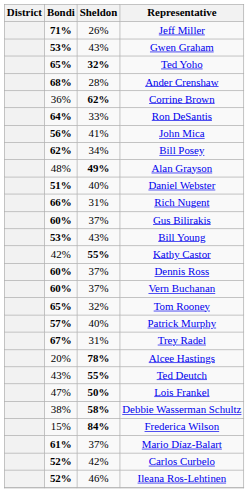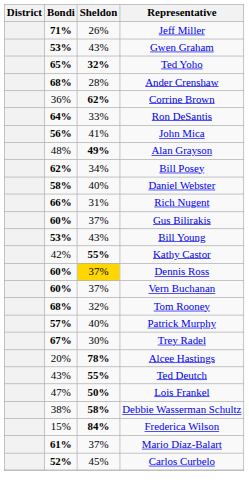rows swapped: (182, 151) <-> (182, 168)
(61, 185) 51% -> (61, 185) 58%
(98, 271) no background -> (98, 271) gold background
(61, 306) 65% -> (61, 306) 68%
(98, 340) 31% -> (98, 340) 30%
(98, 461) 42% -> (98, 461) 45%
- row: (182, 479)
